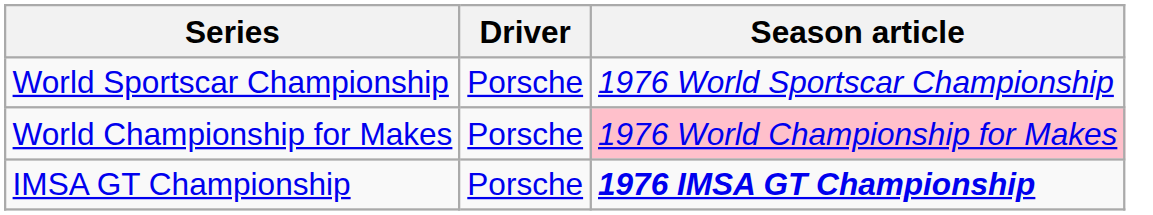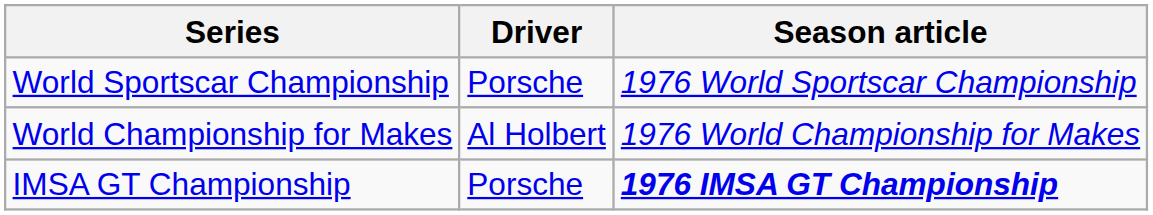(525, 133) Porsche -> (537, 133) Al Holbert
(858, 133) pink background -> (880, 133) no background
